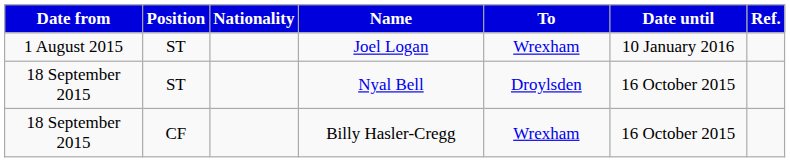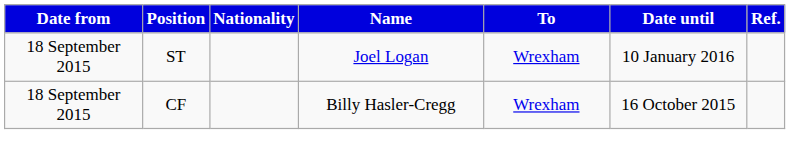(73, 46) 1 August 2015 -> (73, 56) 18 September 2015
- row: (391, 84)
